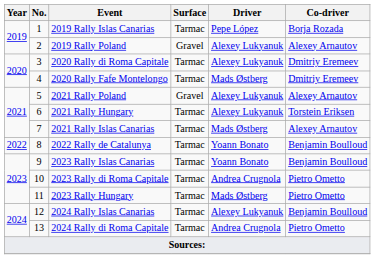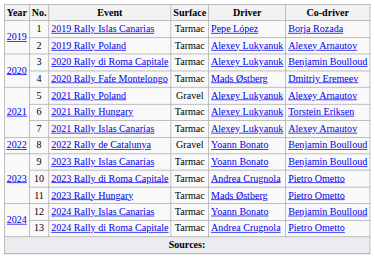(190, 45) Gravel -> (190, 45) Tarmac
(323, 62) Dmitriy Eremeev -> (328, 62) Benjamin Boulloud
(239, 128) Mads Østberg -> (247, 128) Alexey Lukyanuk
(190, 145) Tarmac -> (190, 145) Gravel
(247, 211) Alexey Lukyanuk -> (240, 211) Yoann Bonato
